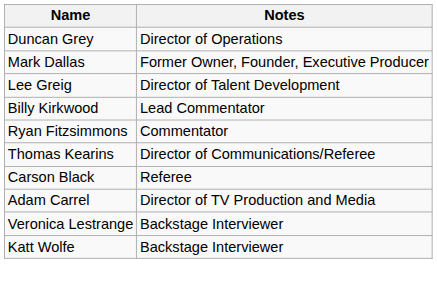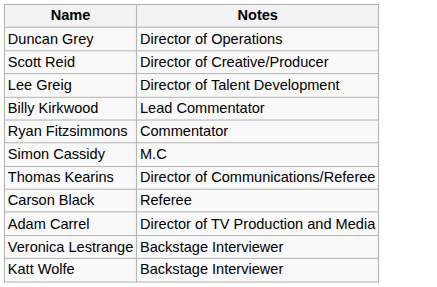- row: (46, 62)
+ row: (41, 62)
+ row: (56, 154)
